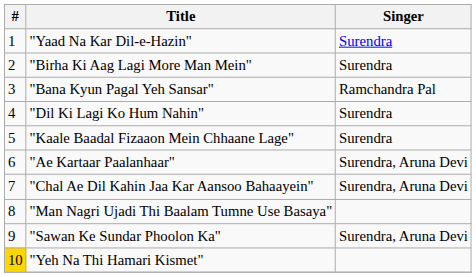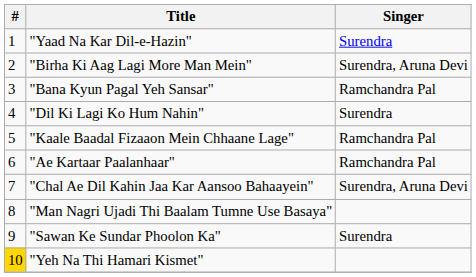(366, 65) Surendra -> (403, 65) Surendra, Aruna Devi
(366, 138) Surendra -> (387, 138) Ramchandra Pal
(403, 162) Surendra, Aruna Devi -> (387, 162) Ramchandra Pal
(403, 235) Surendra, Aruna Devi -> (366, 235) Surendra
